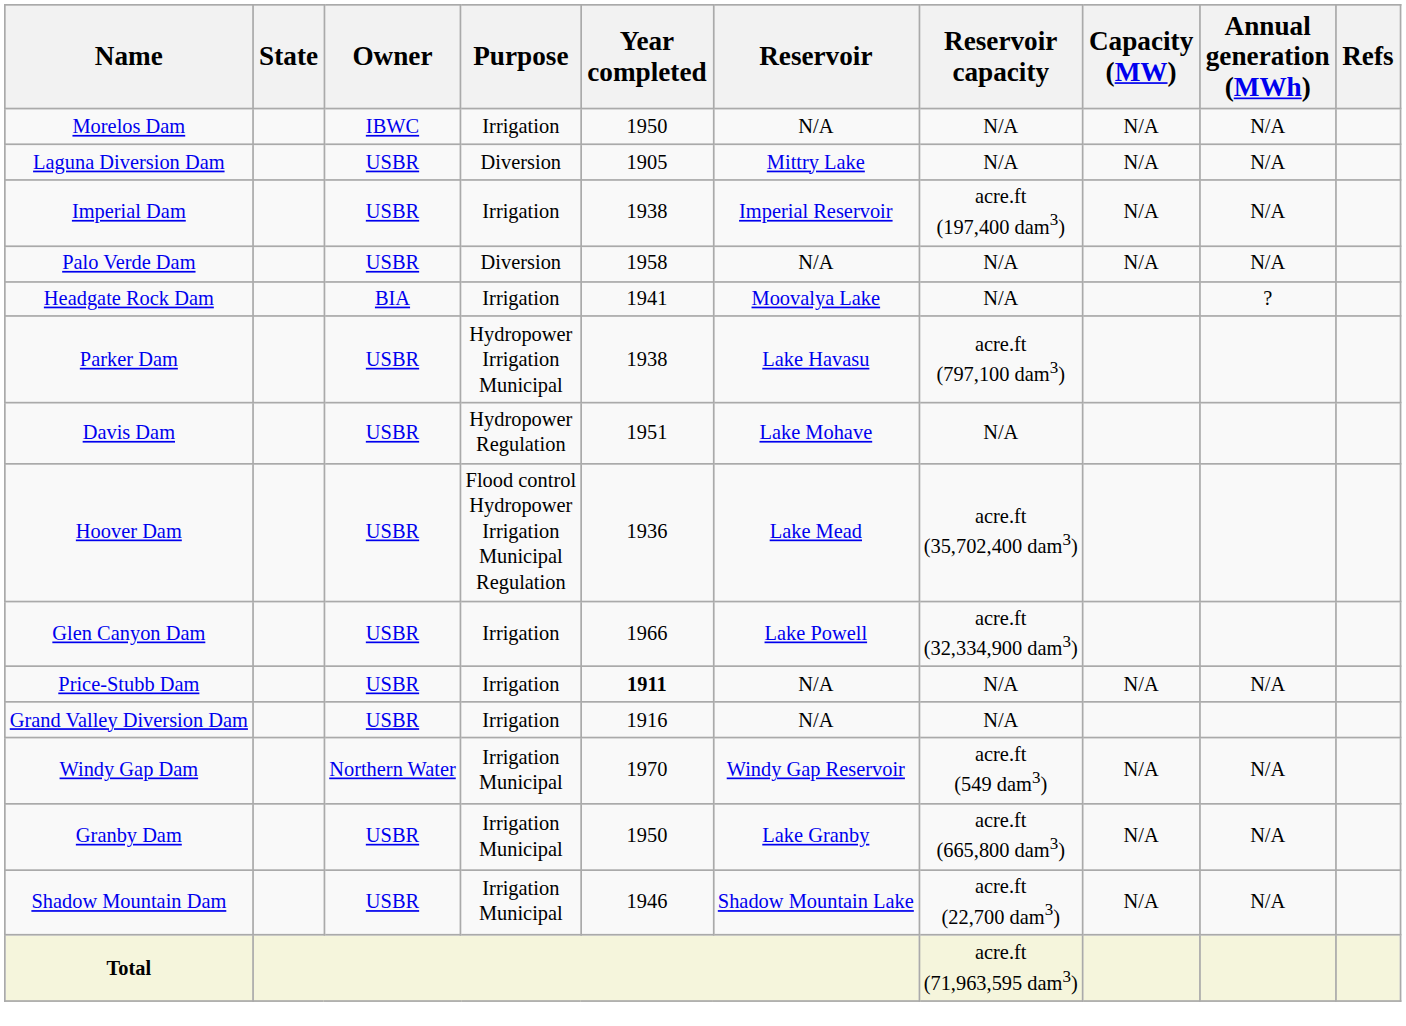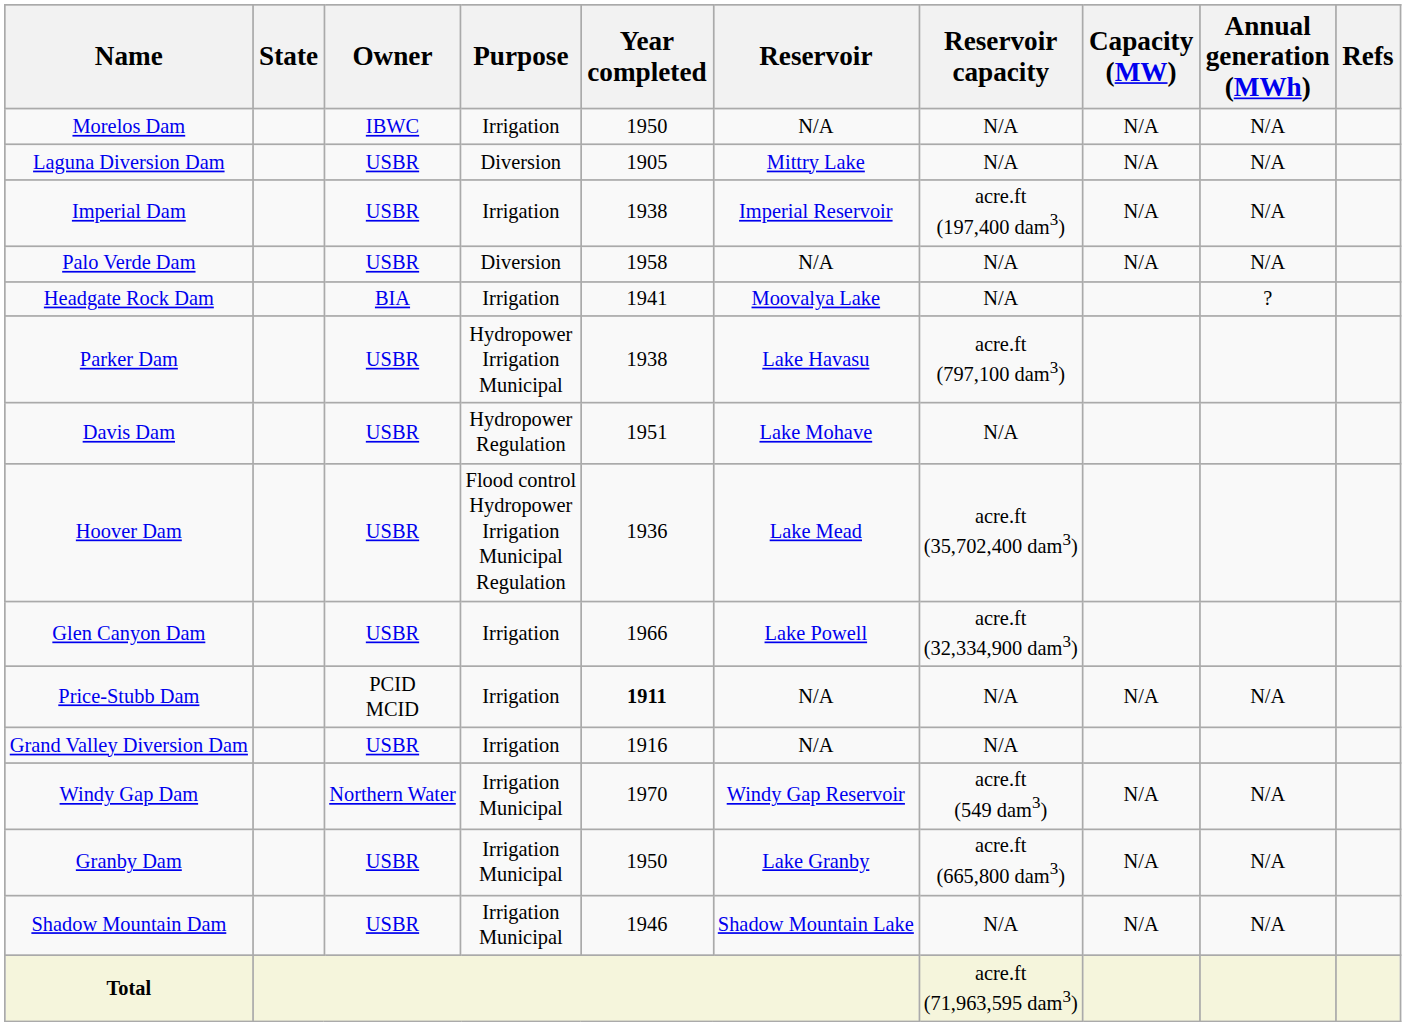(392, 684) USBR -> (392, 696) PCID MCID
(1001, 901) acre.ft (22,700 dam3) -> (1001, 924) N/A
